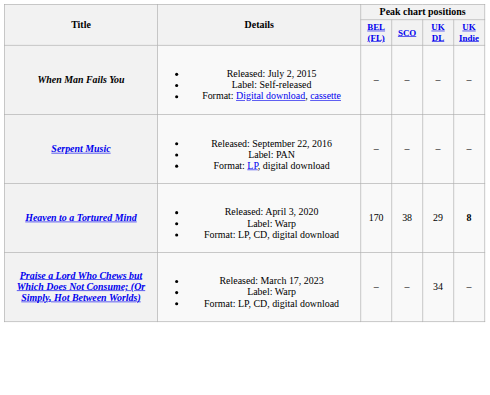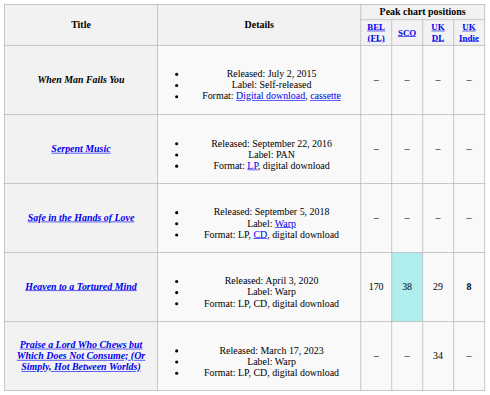+ row: (81, 218)
(407, 218) no background -> (407, 287) paleturquoise background
